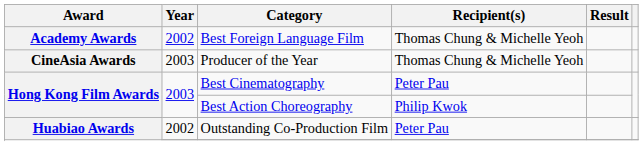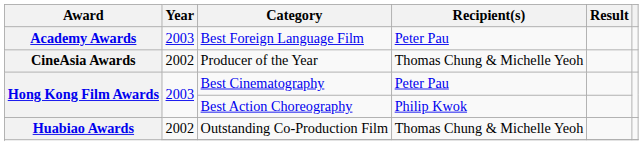(180, 38) 2002 -> (180, 38) 2003
(489, 38) Thomas Chung & Michelle Yeoh -> (422, 38) Peter Pau
(180, 60) 2003 -> (180, 60) 2002
(422, 128) Peter Pau -> (489, 128) Thomas Chung & Michelle Yeoh
